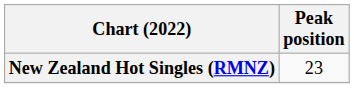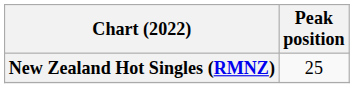(314, 67) 23 -> (314, 67) 25
